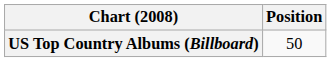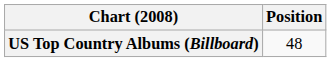(294, 43) 50 -> (294, 43) 48
